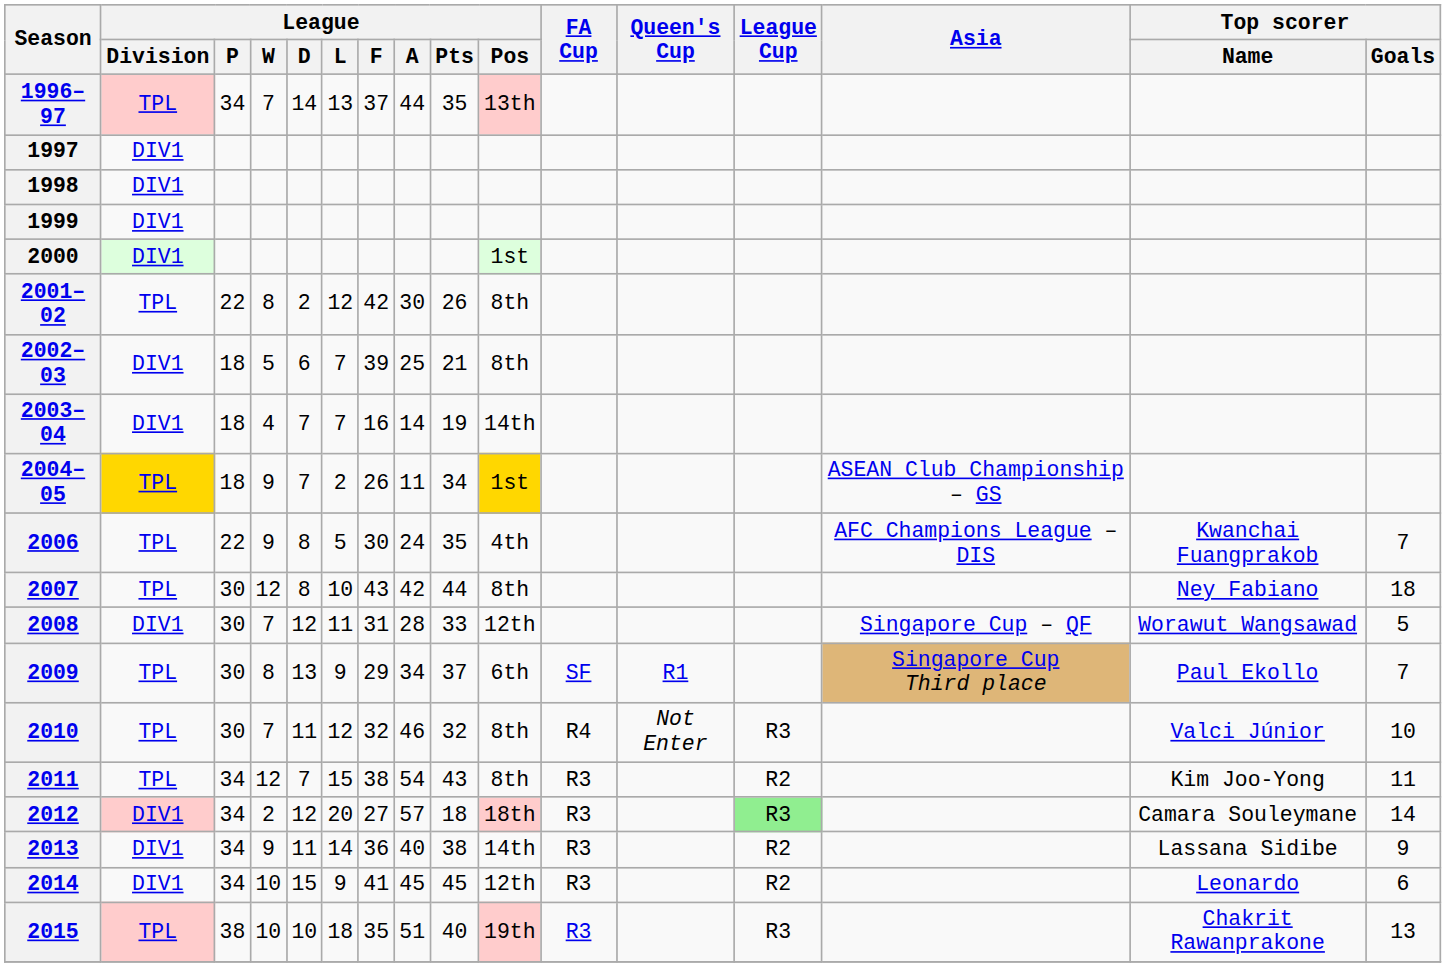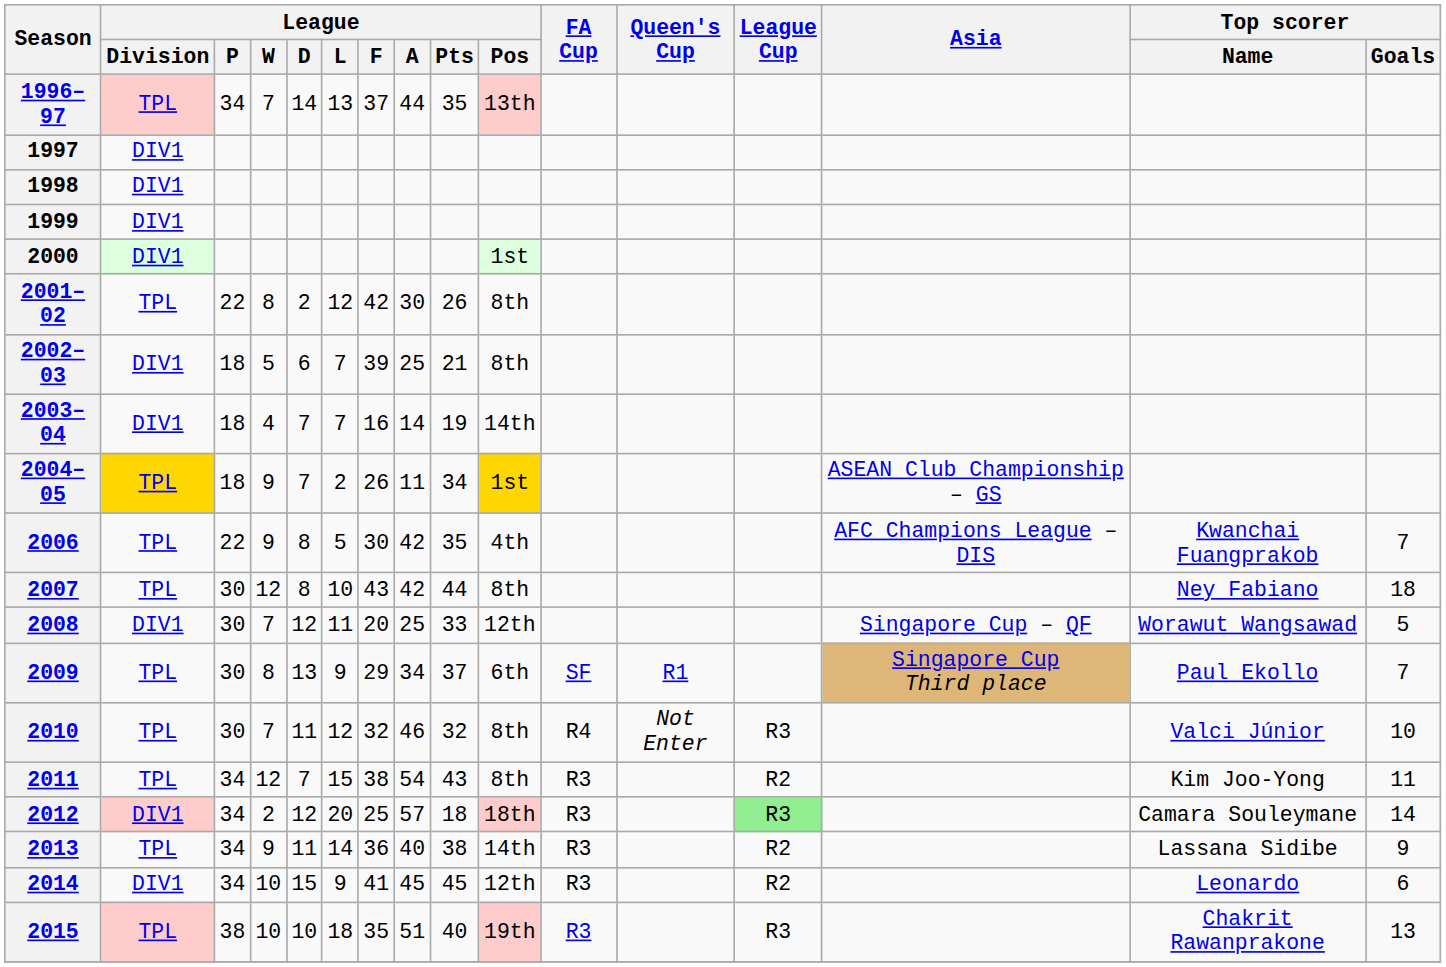(412, 543) 24 -> (412, 543) 42
(376, 625) 31 -> (376, 625) 20
(412, 625) 28 -> (412, 625) 25
(376, 815) 27 -> (376, 815) 25
(158, 850) DIV1 -> (158, 850) TPL
